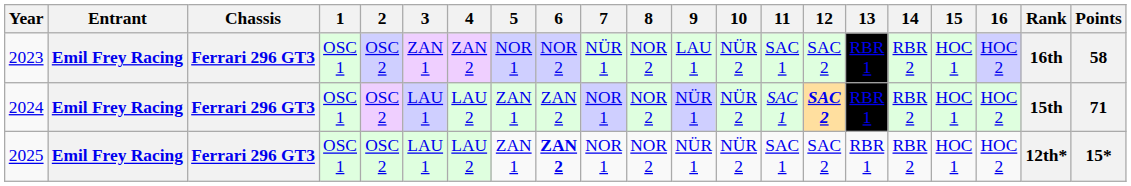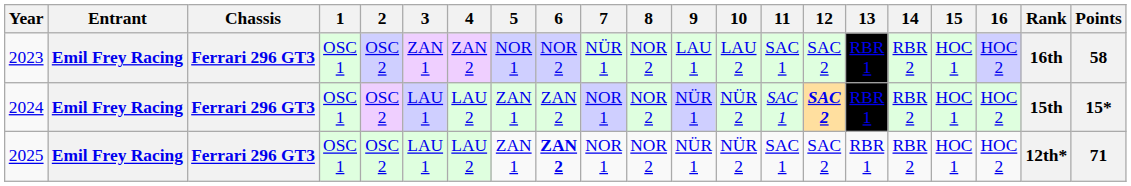(739, 57) NÜR 2 -> (739, 57) LAU 2
(1099, 106) 71 -> (1099, 106) 15*
(1099, 155) 15* -> (1099, 155) 71
